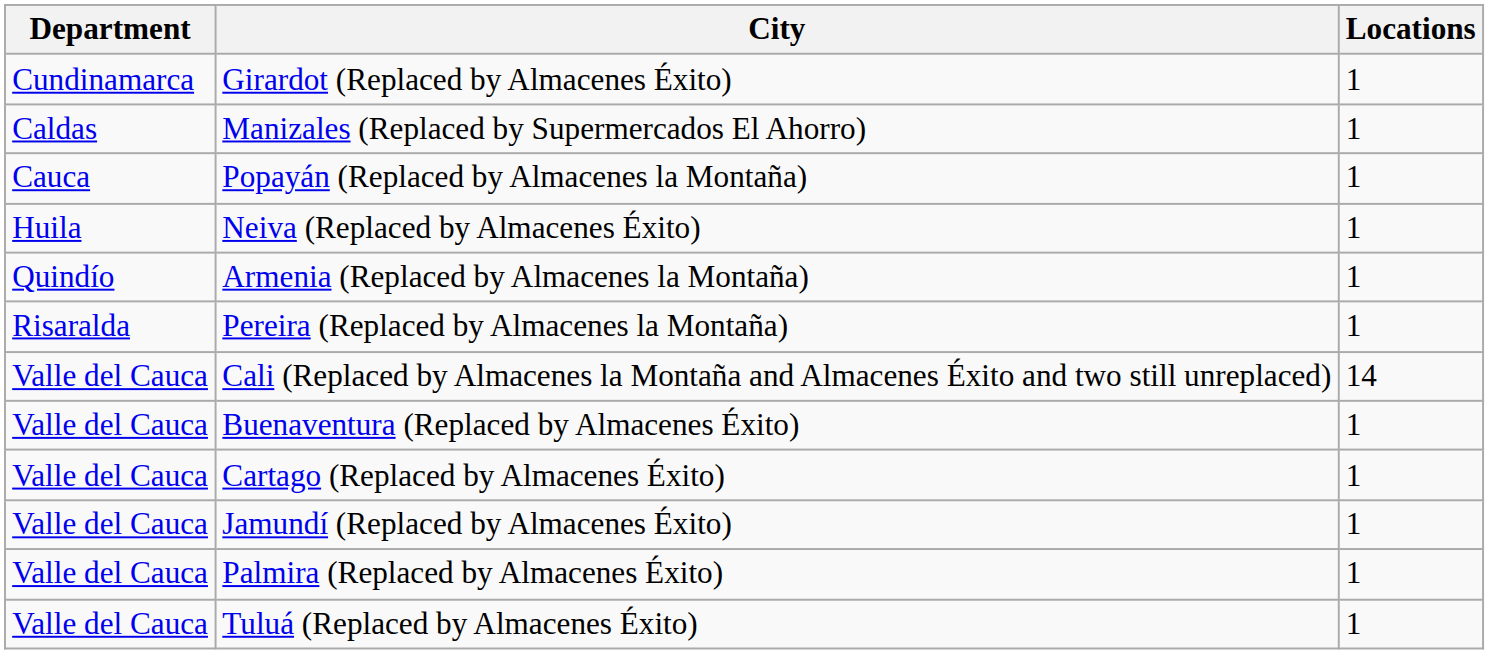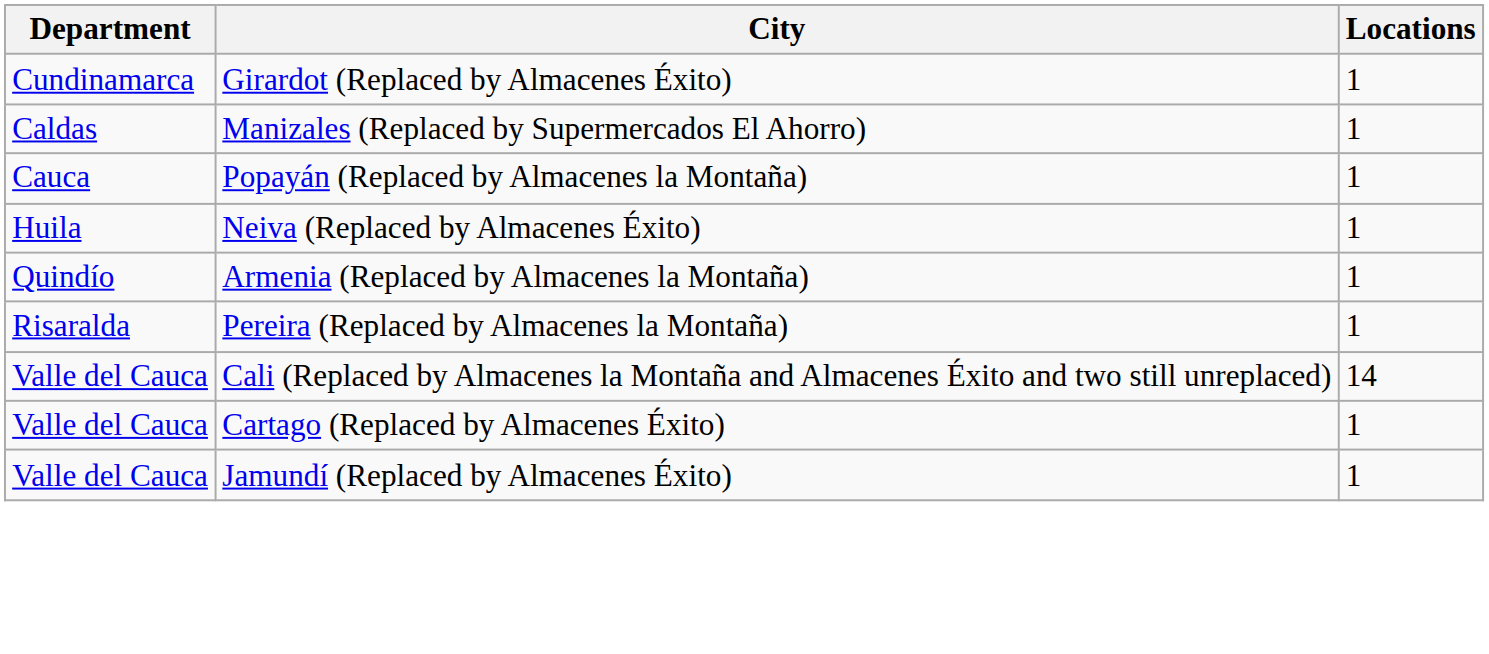- row: (511, 425)
- row: (473, 573)
- row: (460, 623)
